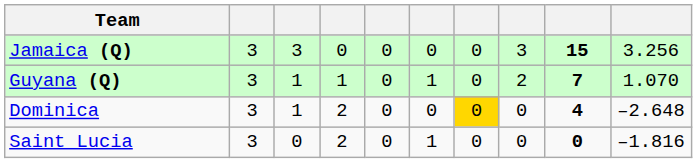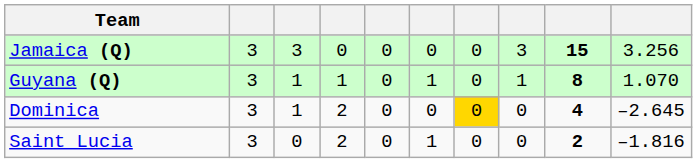(522, 81) 2 -> (522, 81) 1
(577, 81) 7 -> (577, 81) 8
(651, 112) –2.648 -> (651, 112) –2.645
(577, 142) 0 -> (577, 142) 2
